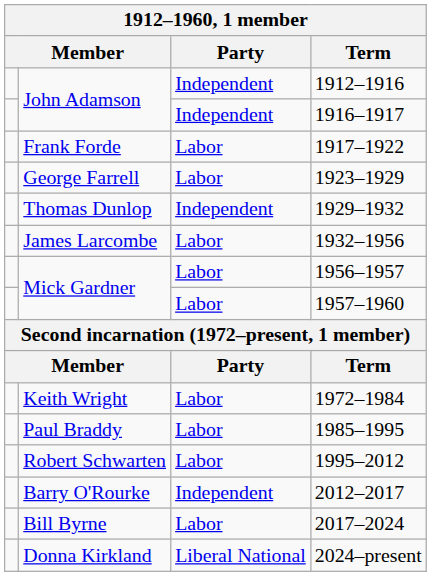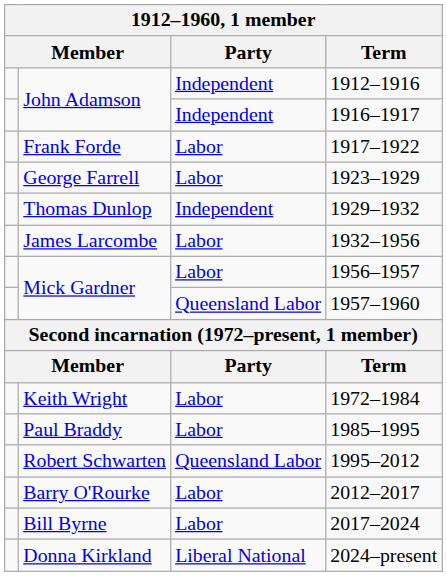(199, 303) Labor -> (248, 303) Queensland Labor
(199, 460) Labor -> (248, 460) Queensland Labor
(224, 492) Independent -> (199, 492) Labor
